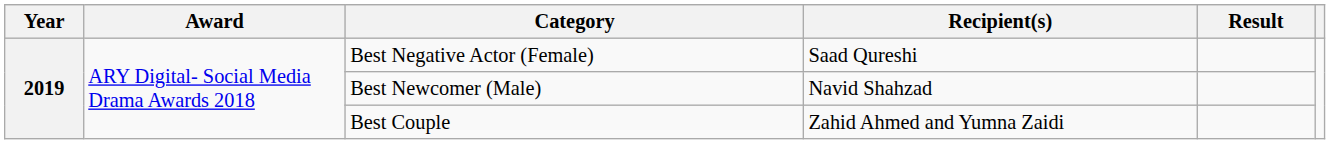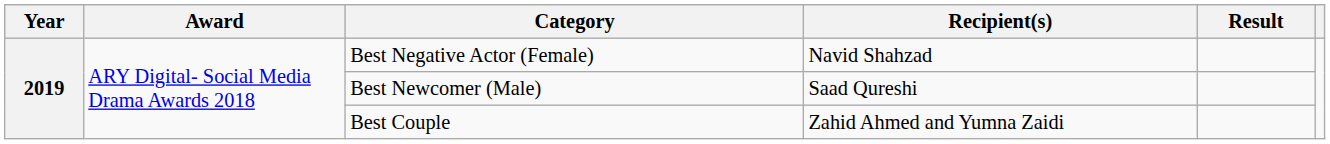(863, 55) Saad Qureshi -> (870, 55) Navid Shahzad
(870, 88) Navid Shahzad -> (863, 88) Saad Qureshi
